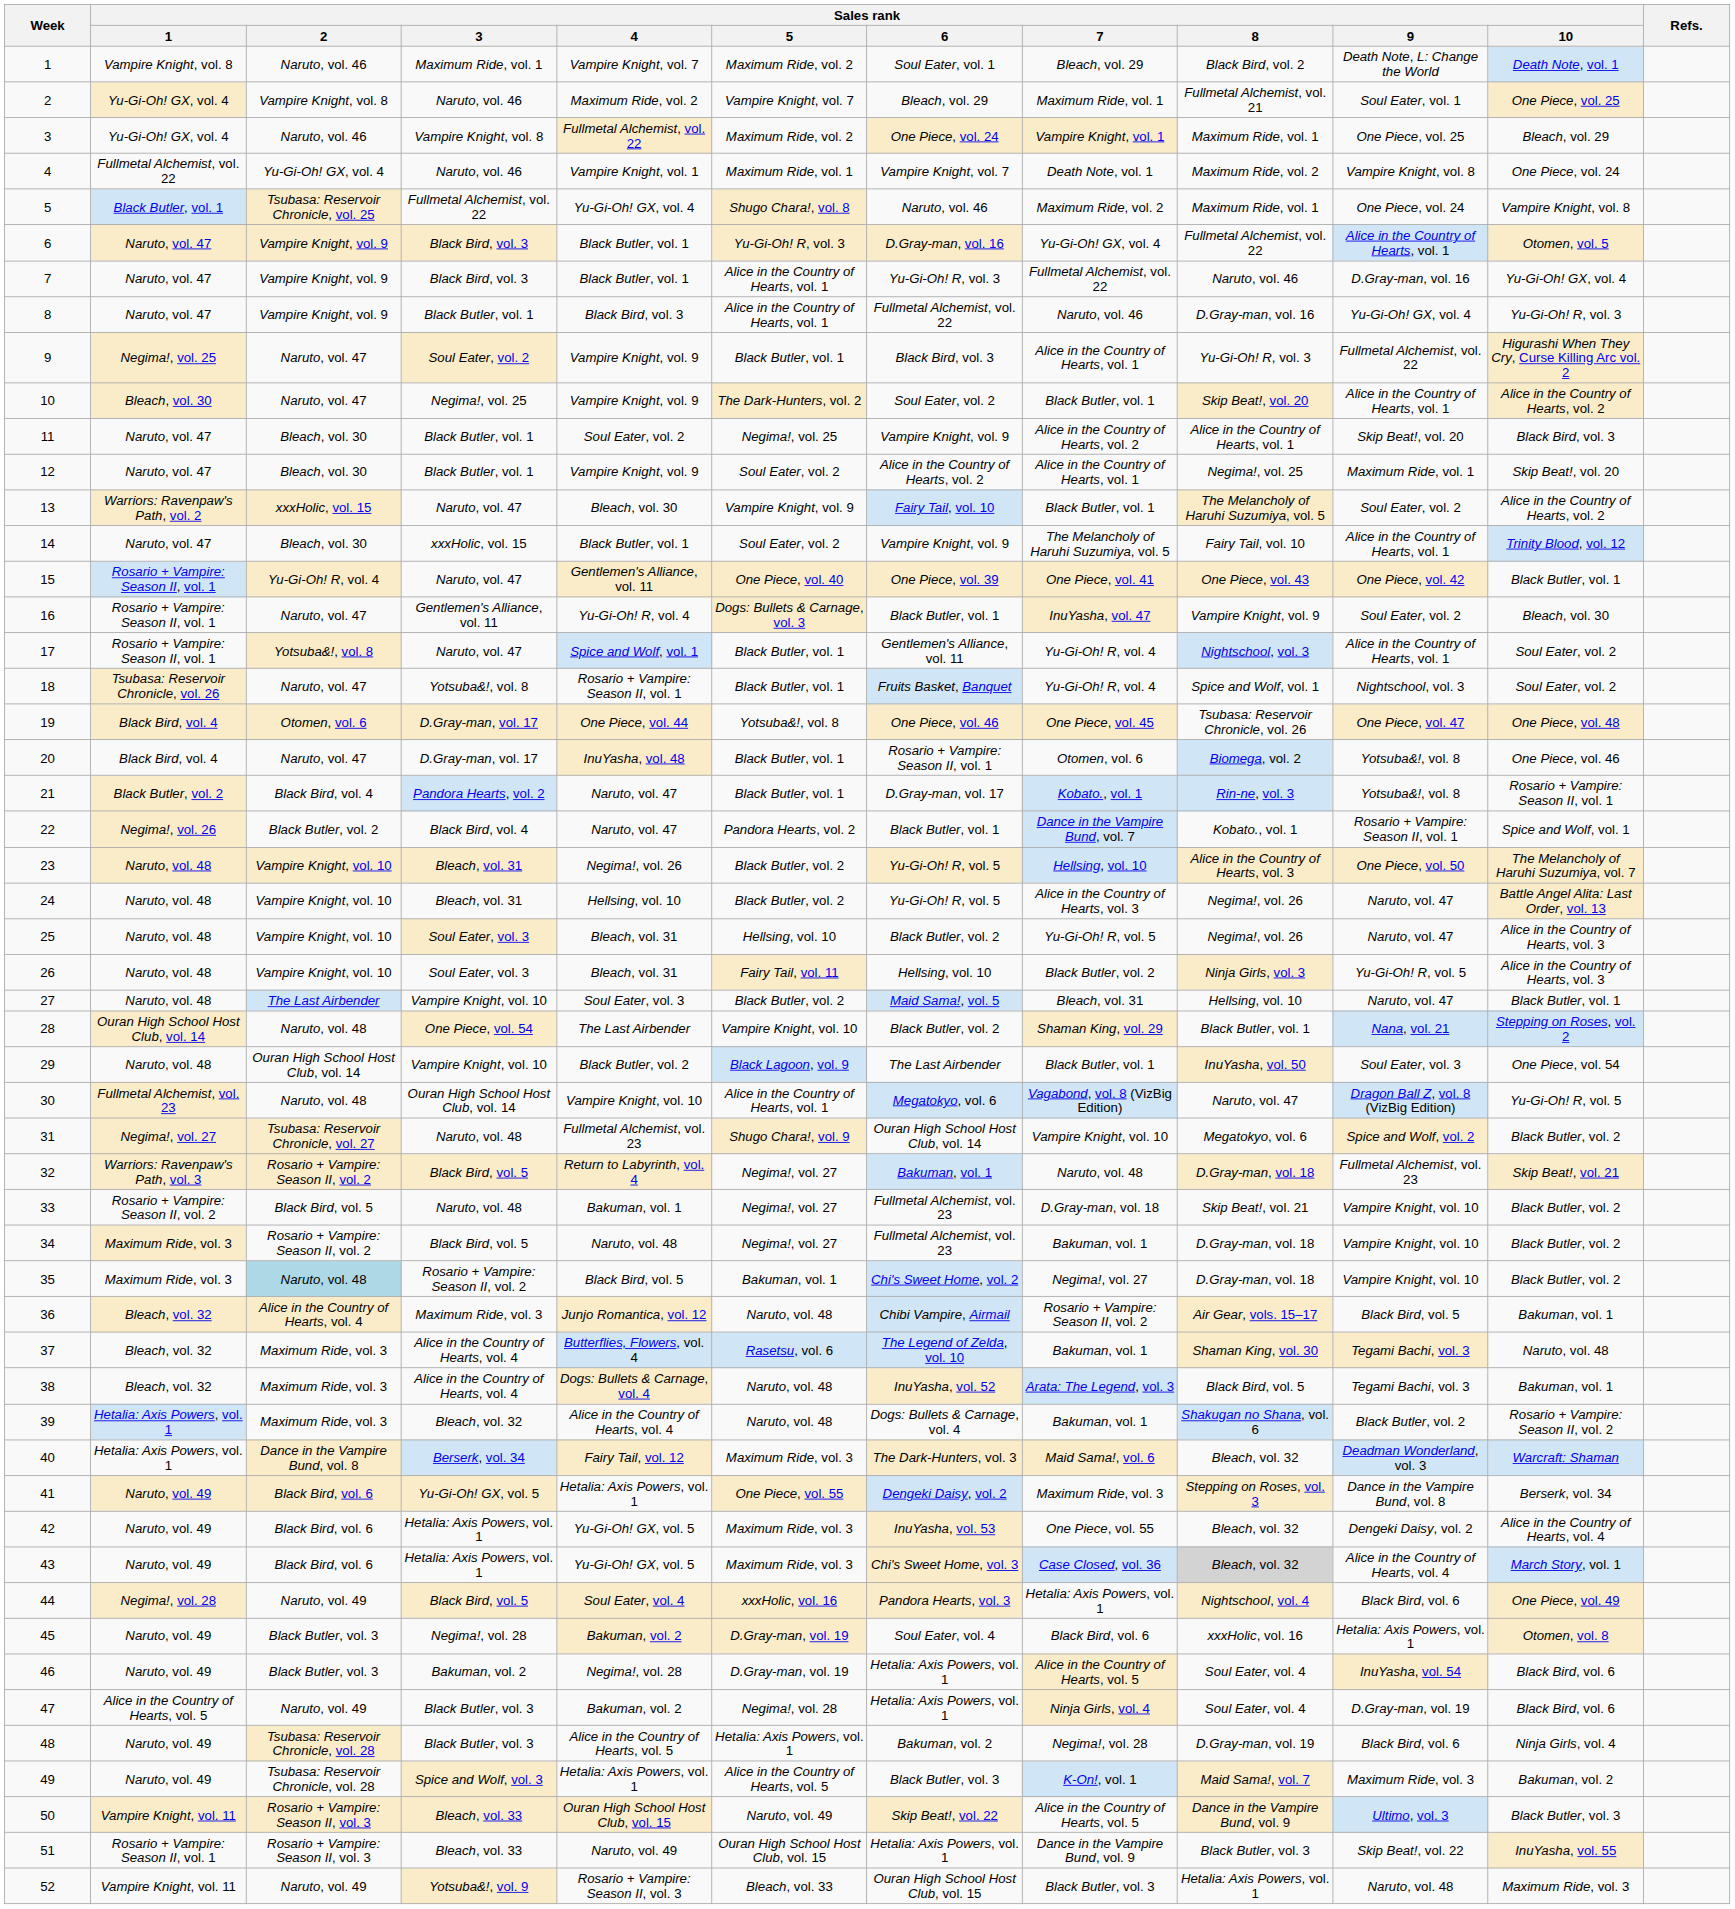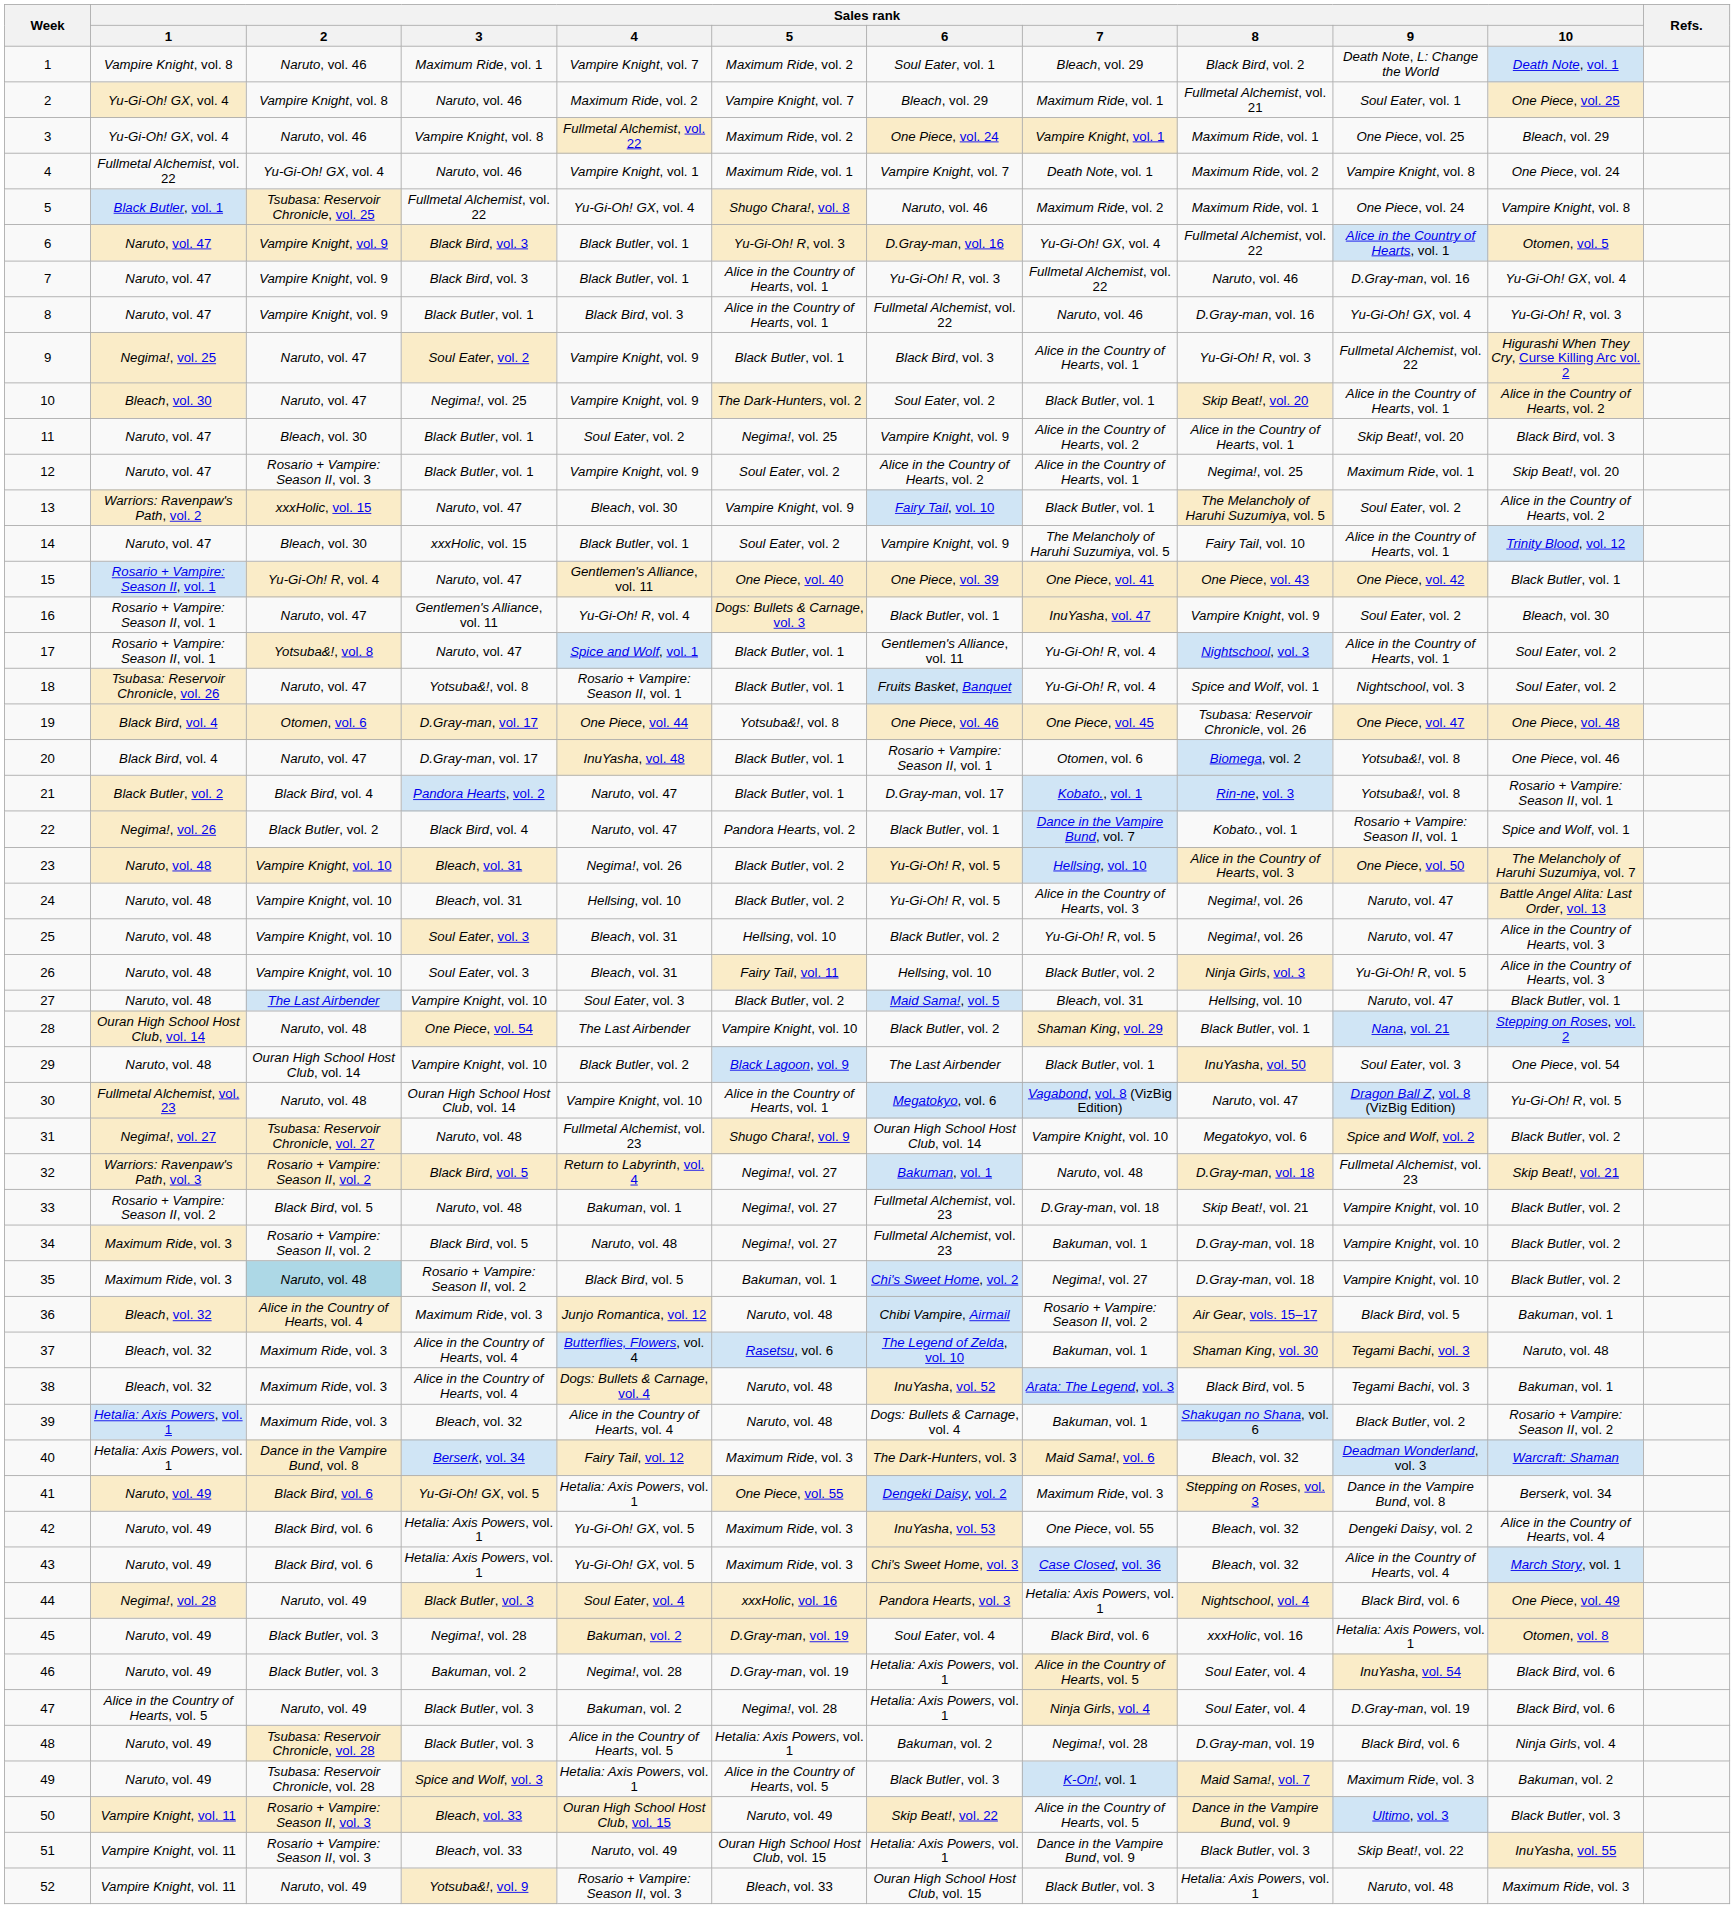(324, 472) Bleach, vol. 30 -> (324, 472) Rosario + Vampire: Season II, vol. 3
(1255, 1565) lightgrey background -> (1255, 1565) no background
(479, 1601) Black Bird, vol. 5 -> (479, 1601) Black Butler, vol. 3
(168, 1851) Rosario + Vampire: Season II, vol. 1 -> (168, 1851) Vampire Knight, vol. 11
